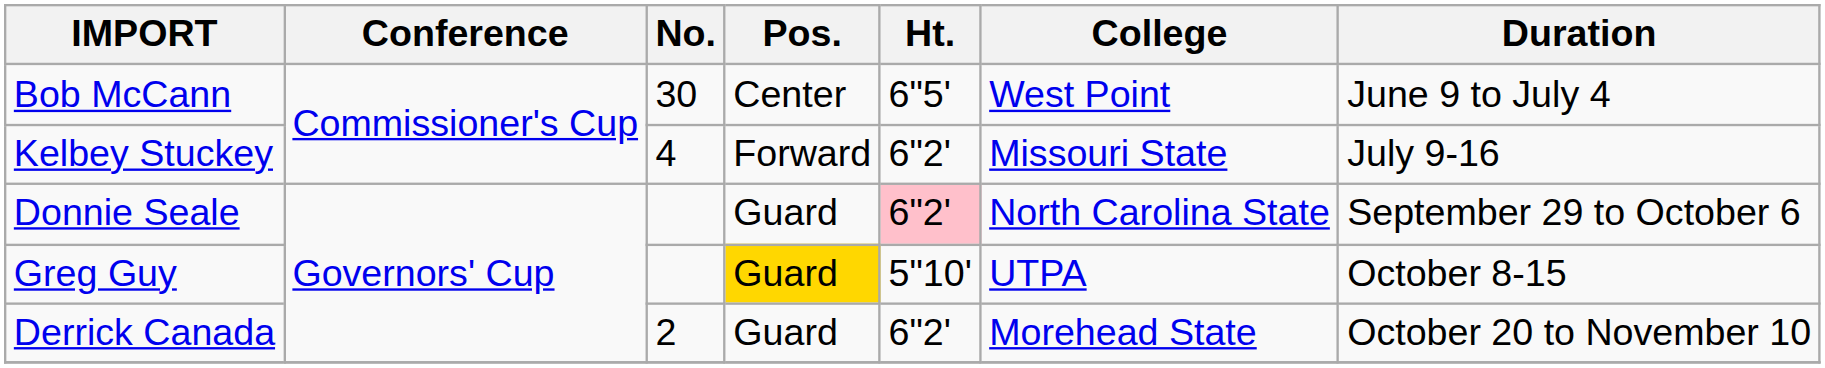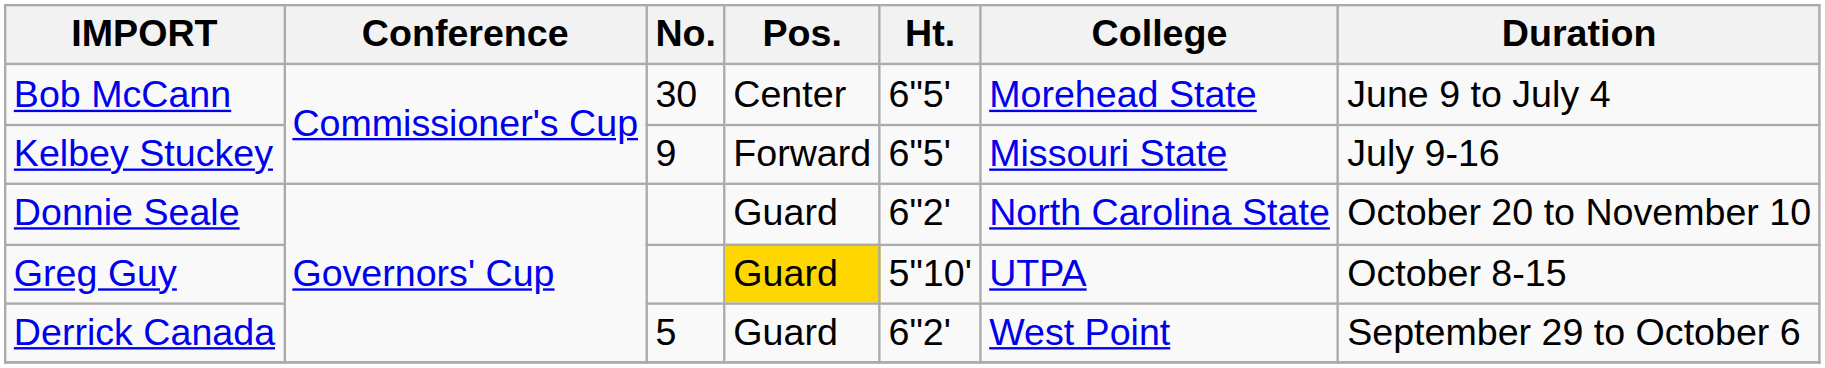(1080, 93) West Point -> (1123, 93) Morehead State
(666, 153) 4 -> (666, 153) 9
(920, 153) 6"2' -> (920, 153) 6"5'
(920, 213) pink background -> (920, 213) no background
(1574, 213) September 29 to October 6 -> (1579, 213) October 20 to November 10
(666, 332) 2 -> (666, 332) 5
(1123, 332) Morehead State -> (1080, 332) West Point
(1579, 332) October 20 to November 10 -> (1574, 332) September 29 to October 6
